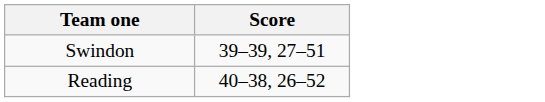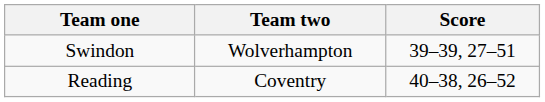+ column: (290, 19)
